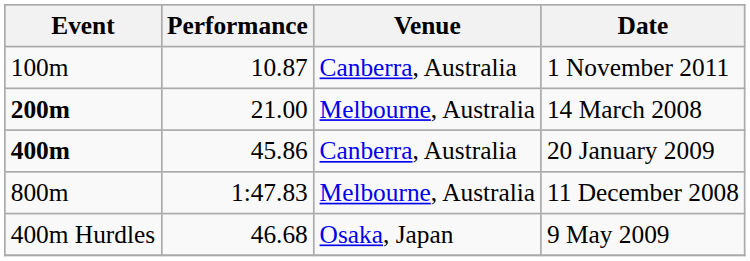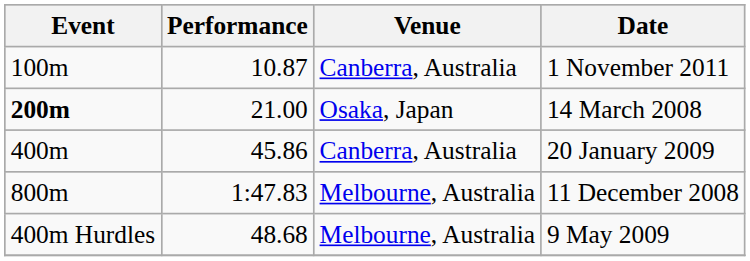(427, 109) Melbourne, Australia -> (387, 109) Osaka, Japan
(40, 151) bold -> (40, 151) normal
(279, 234) 46.68 -> (279, 234) 48.68
(387, 234) Osaka, Japan -> (427, 234) Melbourne, Australia
